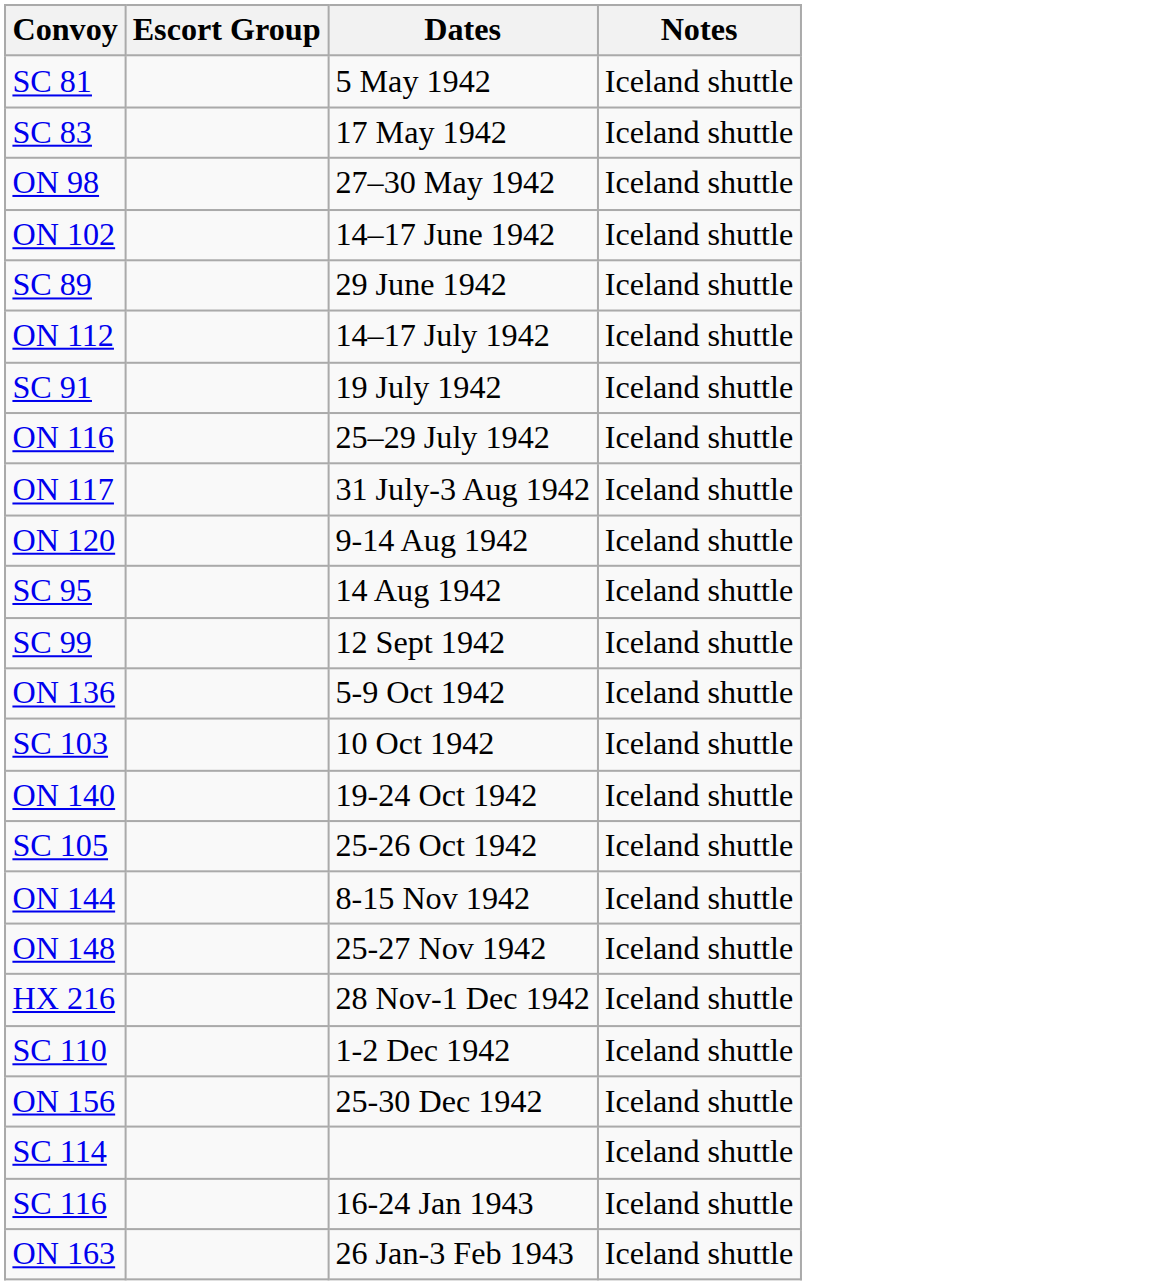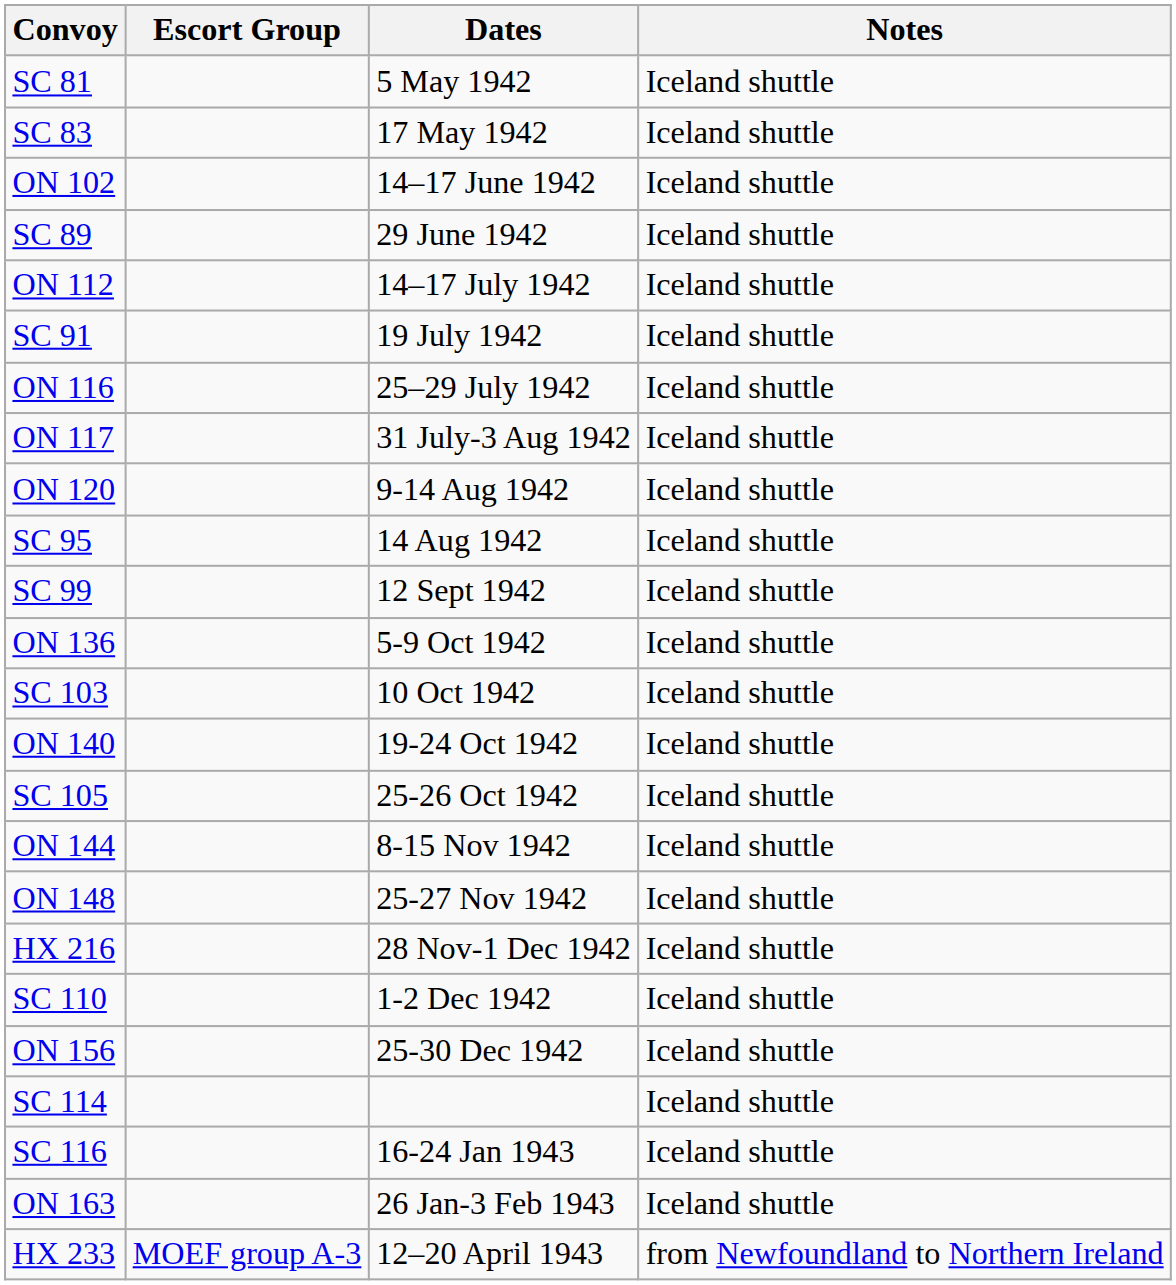- row: (56, 183)
+ row: (64, 1254)
